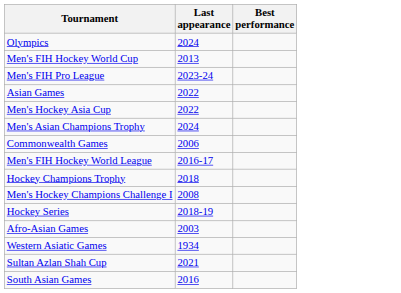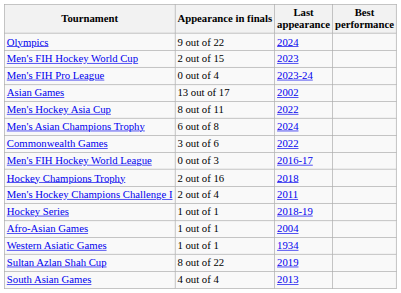+ column: (225, 19)
(188, 59) 2013 -> (288, 59) 2023
(188, 93) 2022 -> (288, 93) 2002
(188, 144) 2006 -> (288, 144) 2022
(188, 195) 2008 -> (288, 195) 2011
(188, 229) 2003 -> (288, 229) 2004
(188, 263) 2021 -> (288, 263) 2019
(188, 280) 2016 -> (288, 280) 2013
